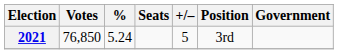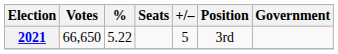(82, 37) 76,850 -> (82, 37) 66,650
(120, 37) 5.24 -> (120, 37) 5.22
